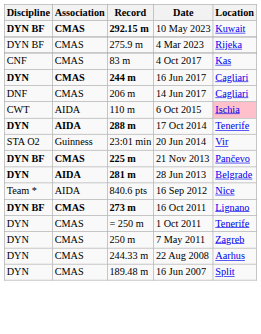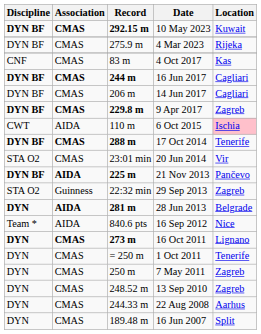(18, 77) DYN -> (26, 77) DYN BF
(17, 93) DNF -> (25, 93) DYN BF
+ row: (179, 110)
(18, 126) DYN -> (26, 142) DYN BF
(68, 126) AIDA -> (70, 142) CMAS
(74, 142) Guinness -> (69, 158) CMAS
(70, 158) CMAS -> (68, 175) AIDA
+ row: (182, 191)
(26, 207) DYN BF -> (18, 239) DYN
+ row: (182, 288)
